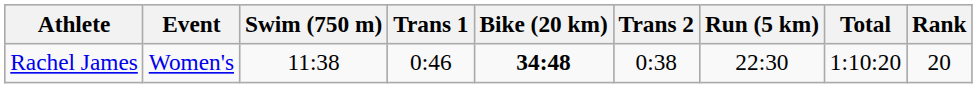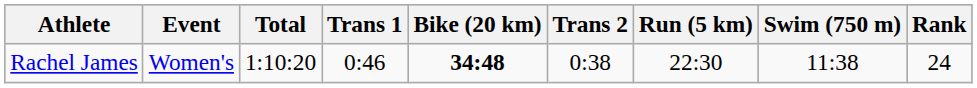columns swapped: (314, 24) <-> (865, 24)
(939, 62) 20 -> (939, 62) 24
